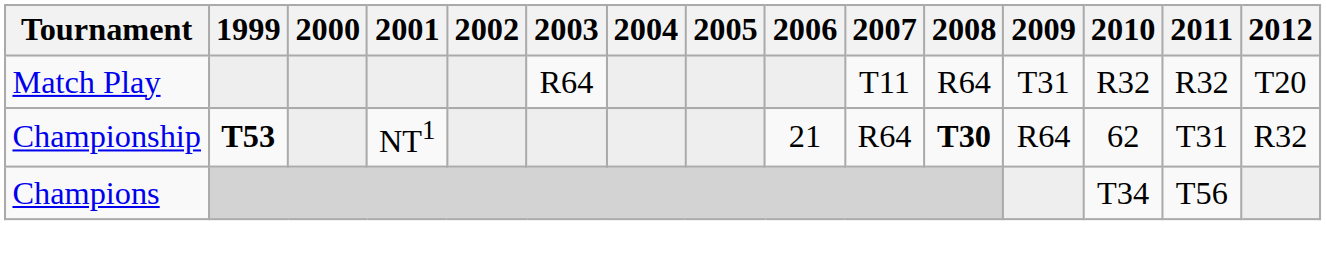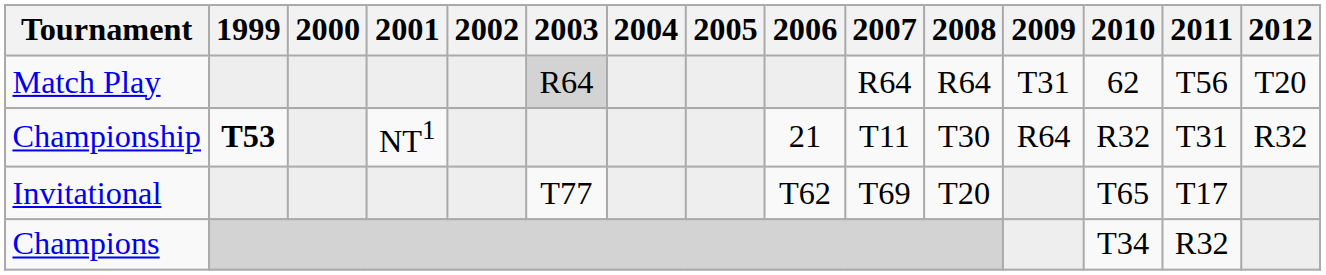(566, 81) no background -> (566, 81) lightgrey background
(885, 81) T11 -> (885, 81) R64
(1123, 81) R32 -> (1123, 81) 62
(1202, 81) R32 -> (1202, 81) T56
(885, 136) R64 -> (885, 136) T11
(964, 136) bold -> (964, 136) normal
(1123, 136) 62 -> (1123, 136) R32
+ row: (87, 192)
(1202, 192) T56 -> (1202, 243) R32
